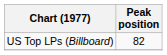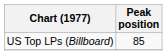(139, 41) 82 -> (139, 41) 85
